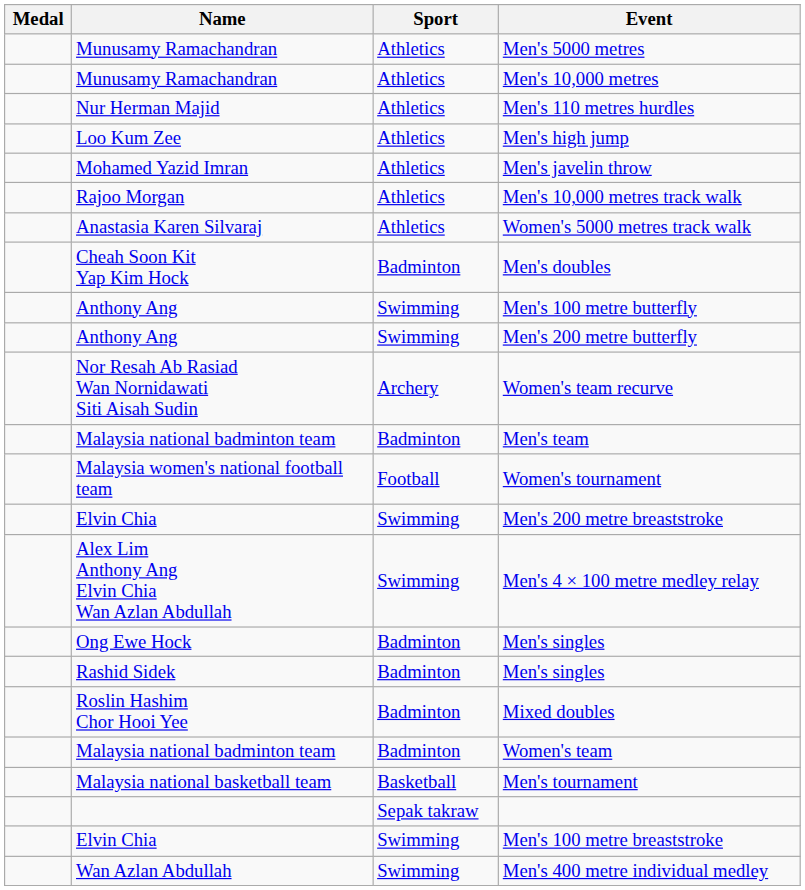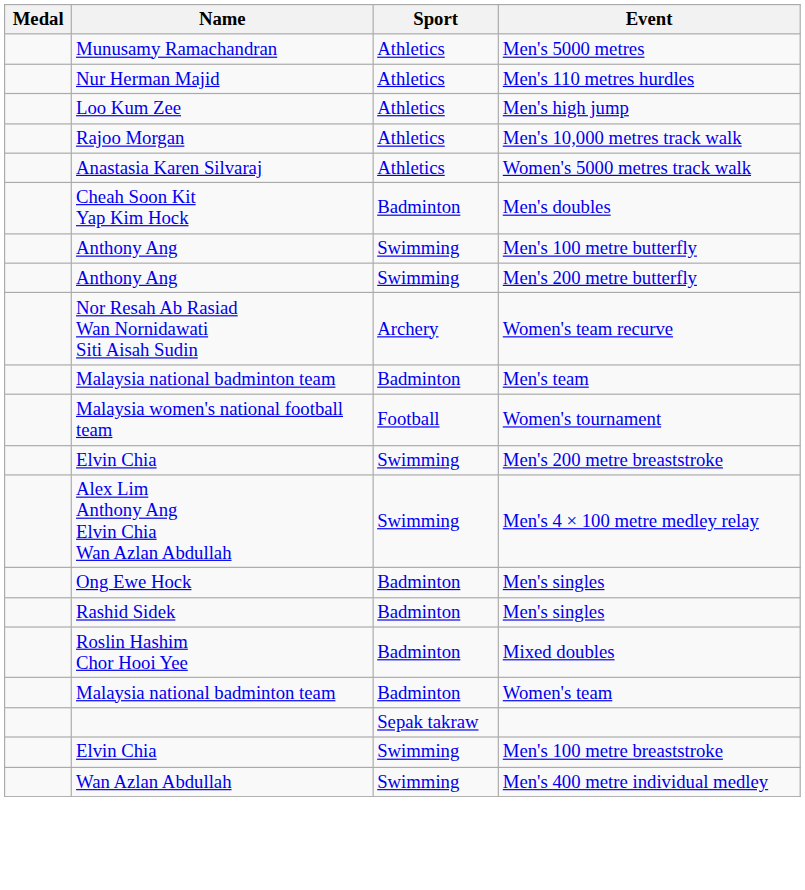- row: (177, 78)
- row: (162, 167)
- row: (204, 781)
